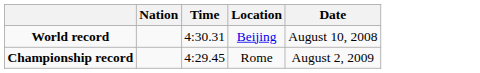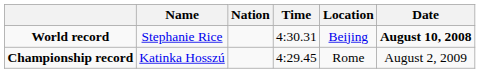+ column: (182, 15)
(333, 36) normal -> (426, 36) bold
